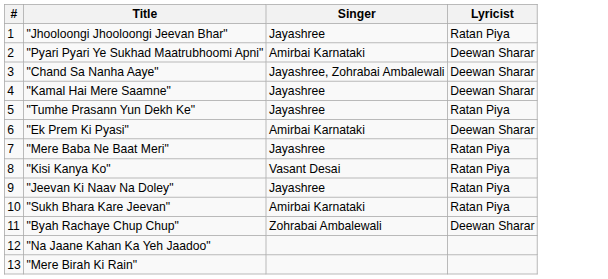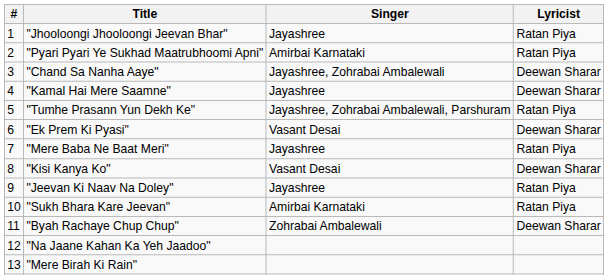(492, 53) Deewan Sharar -> (546, 53) Ratan Piya
(297, 110) Jayashree -> (390, 110) Jayashree, Zohrabai Ambalewali, Parshuram
(317, 130) Amirbai Karnataki -> (305, 130) Vasant Desai
(480, 168) Ratan Piya -> (559, 168) Deewan Sharar
